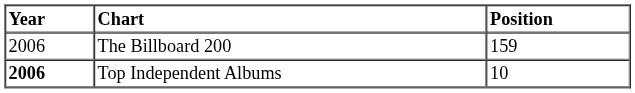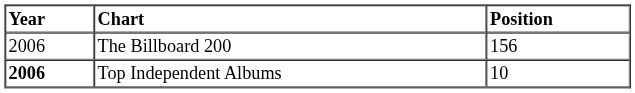(504, 46) 159 -> (504, 46) 156
